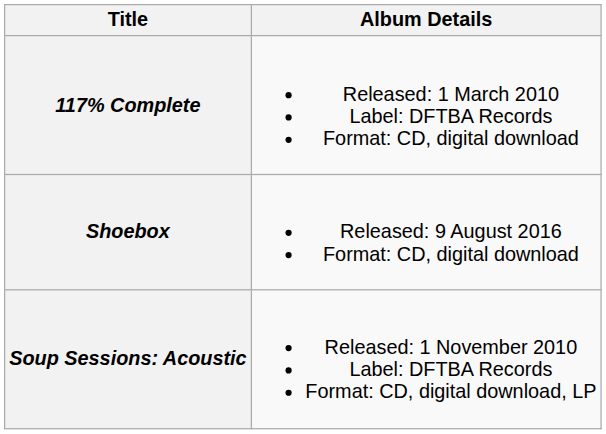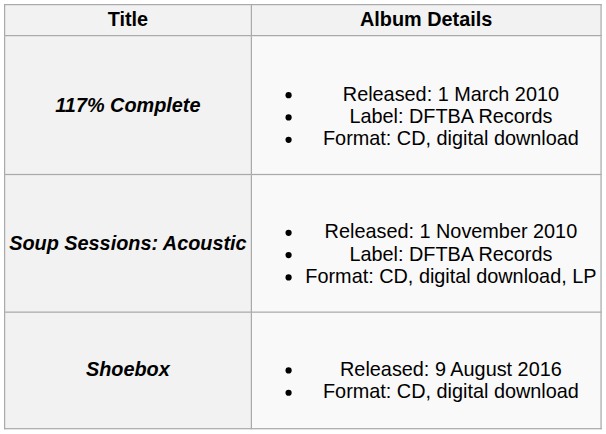rows swapped: (128, 358) <-> (128, 231)
